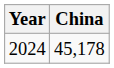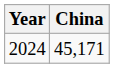(79, 48) 45,178 -> (79, 48) 45,171
